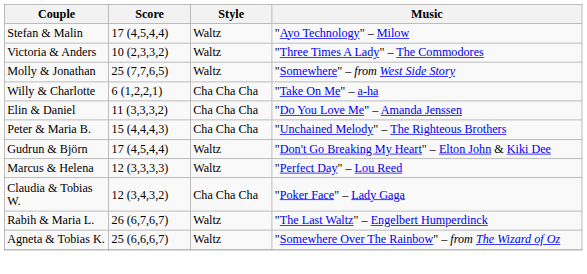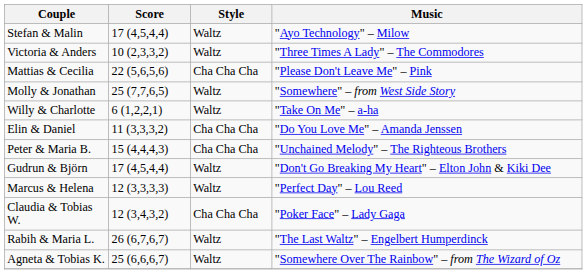+ row: (50, 71)
(226, 91) Cha Cha Cha -> (207, 110) Waltz
